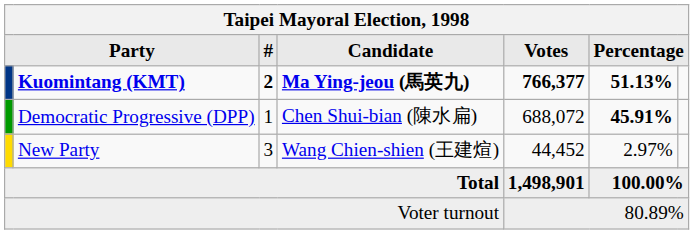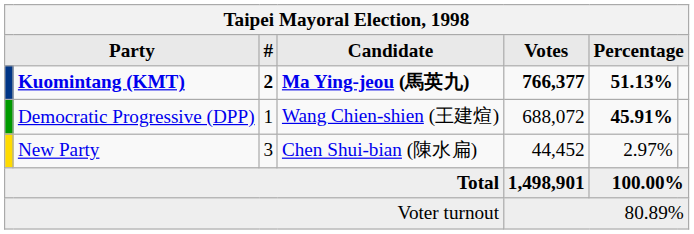(380, 115) Chen Shui-bian (陳水扁) -> (390, 115) Wang Chien-shien (王建煊)
(390, 149) Wang Chien-shien (王建煊) -> (380, 149) Chen Shui-bian (陳水扁)
